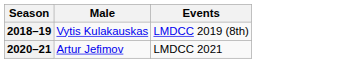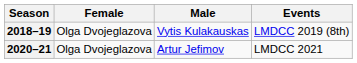+ column: (104, 13)
